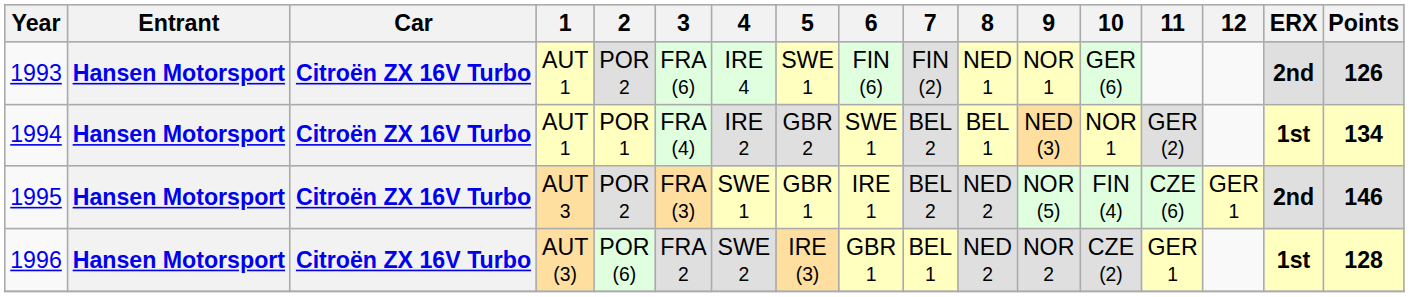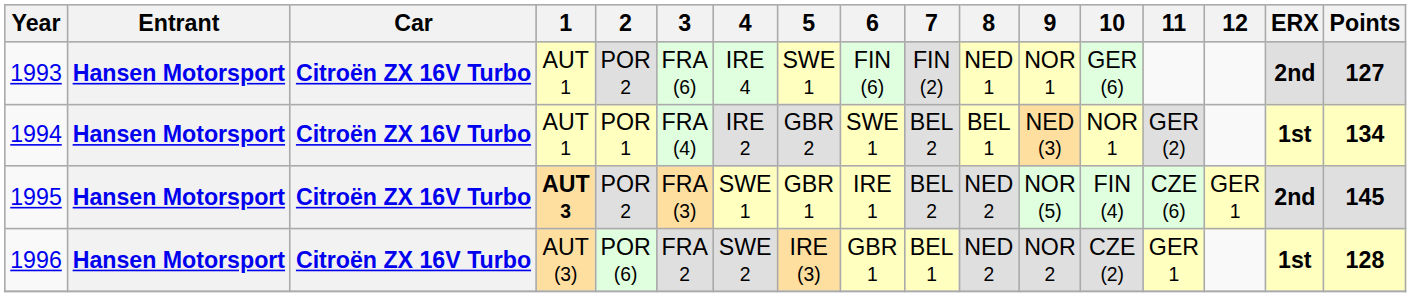(1364, 73) 126 -> (1365, 73) 127
(565, 198) normal -> (566, 198) bold
(1364, 198) 146 -> (1365, 198) 145
